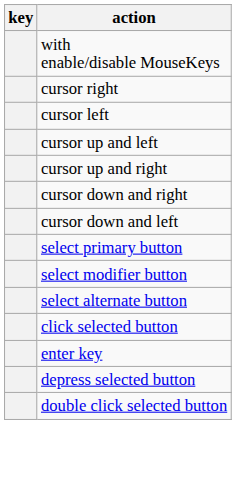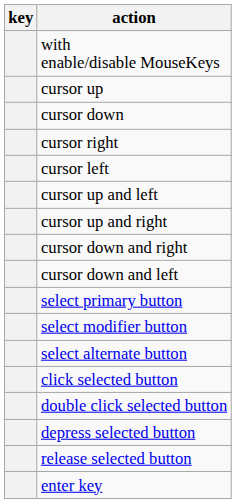+ row: (72, 89)
+ row: (82, 115)
rows swapped: (134, 405) <-> (72, 353)
+ row: (116, 458)
